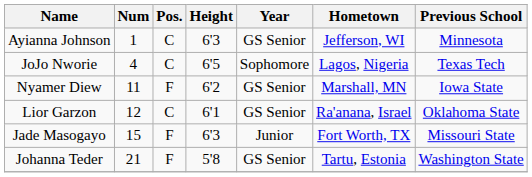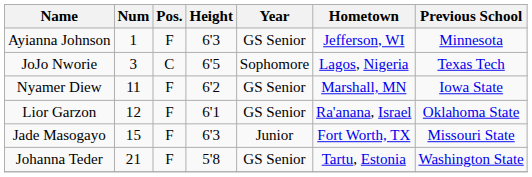(169, 40) C -> (169, 40) F
(133, 64) 4 -> (133, 64) 3
(169, 111) C -> (169, 111) F
